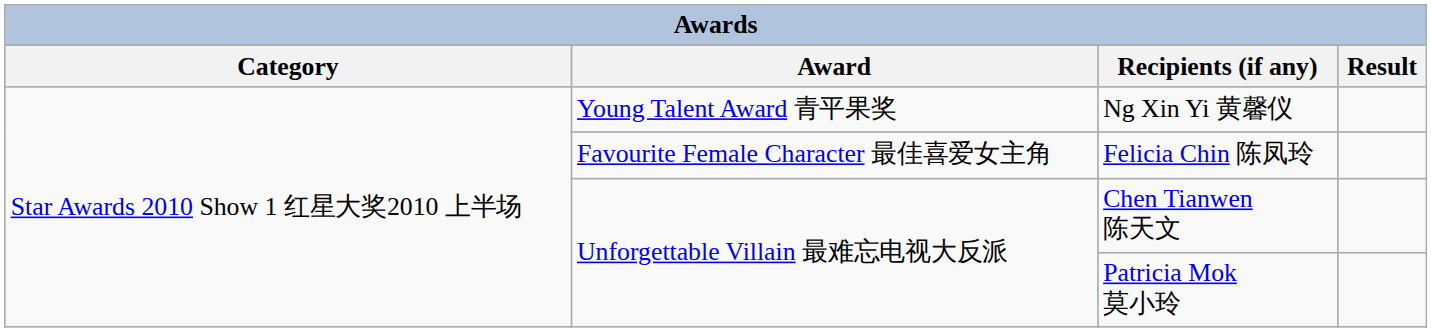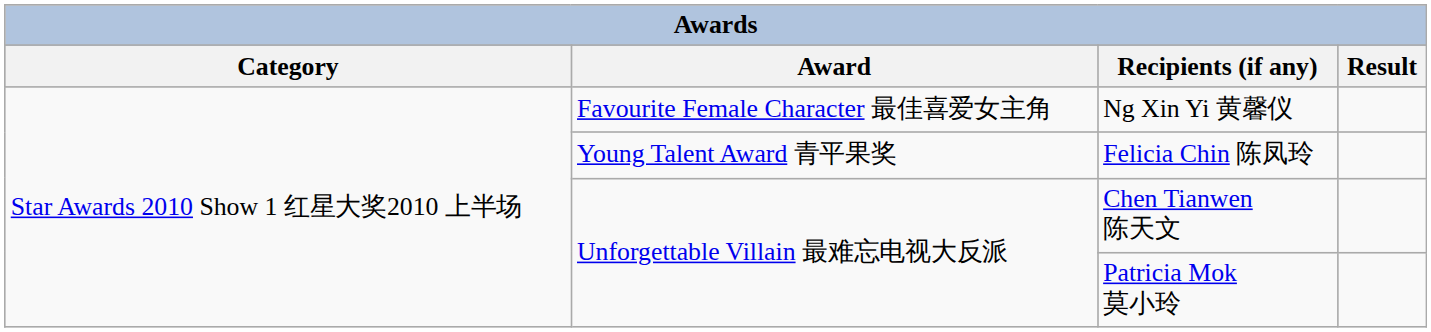(737, 108) Young Talent Award 青平果奖 -> (814, 108) Favourite Female Character 最佳喜爱女主角
(814, 153) Favourite Female Character 最佳喜爱女主角 -> (737, 153) Young Talent Award 青平果奖
